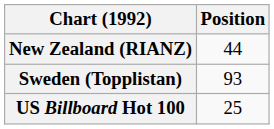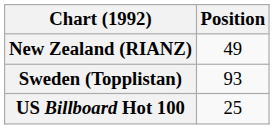(233, 49) 44 -> (233, 49) 49
